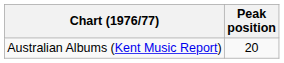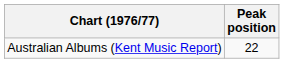(252, 48) 20 -> (252, 48) 22
